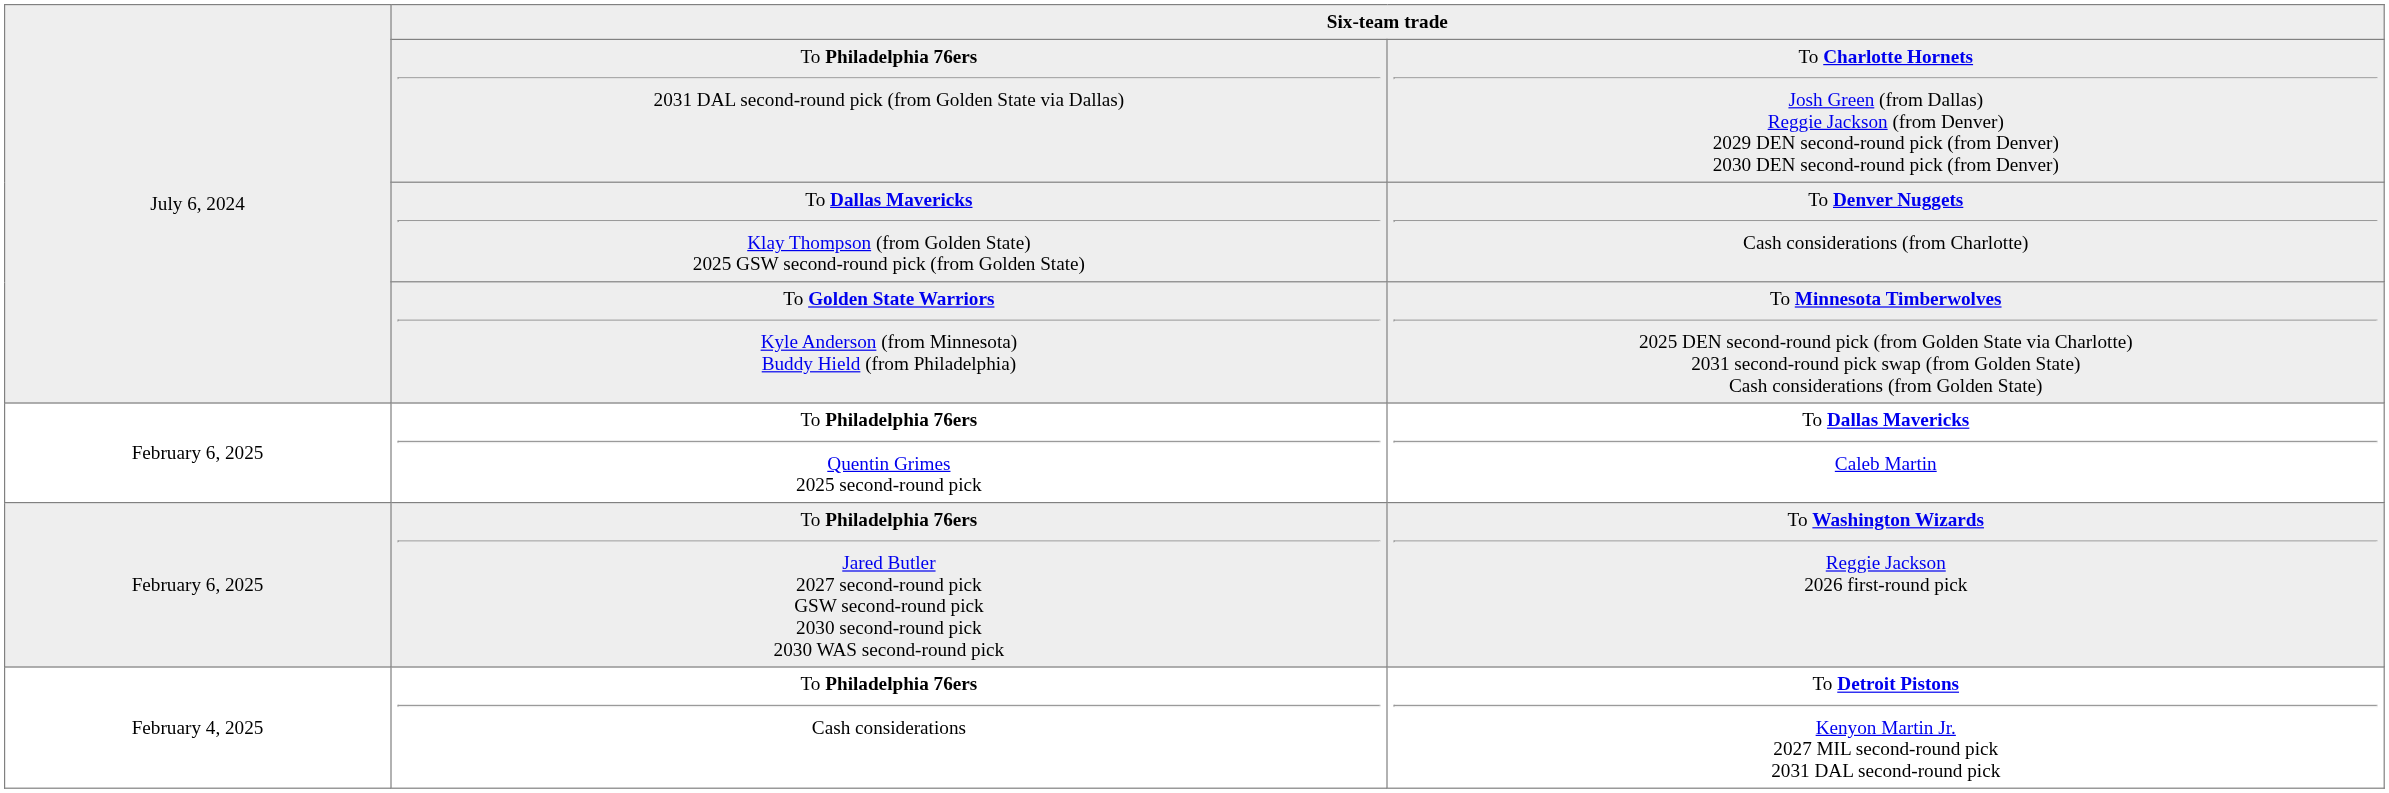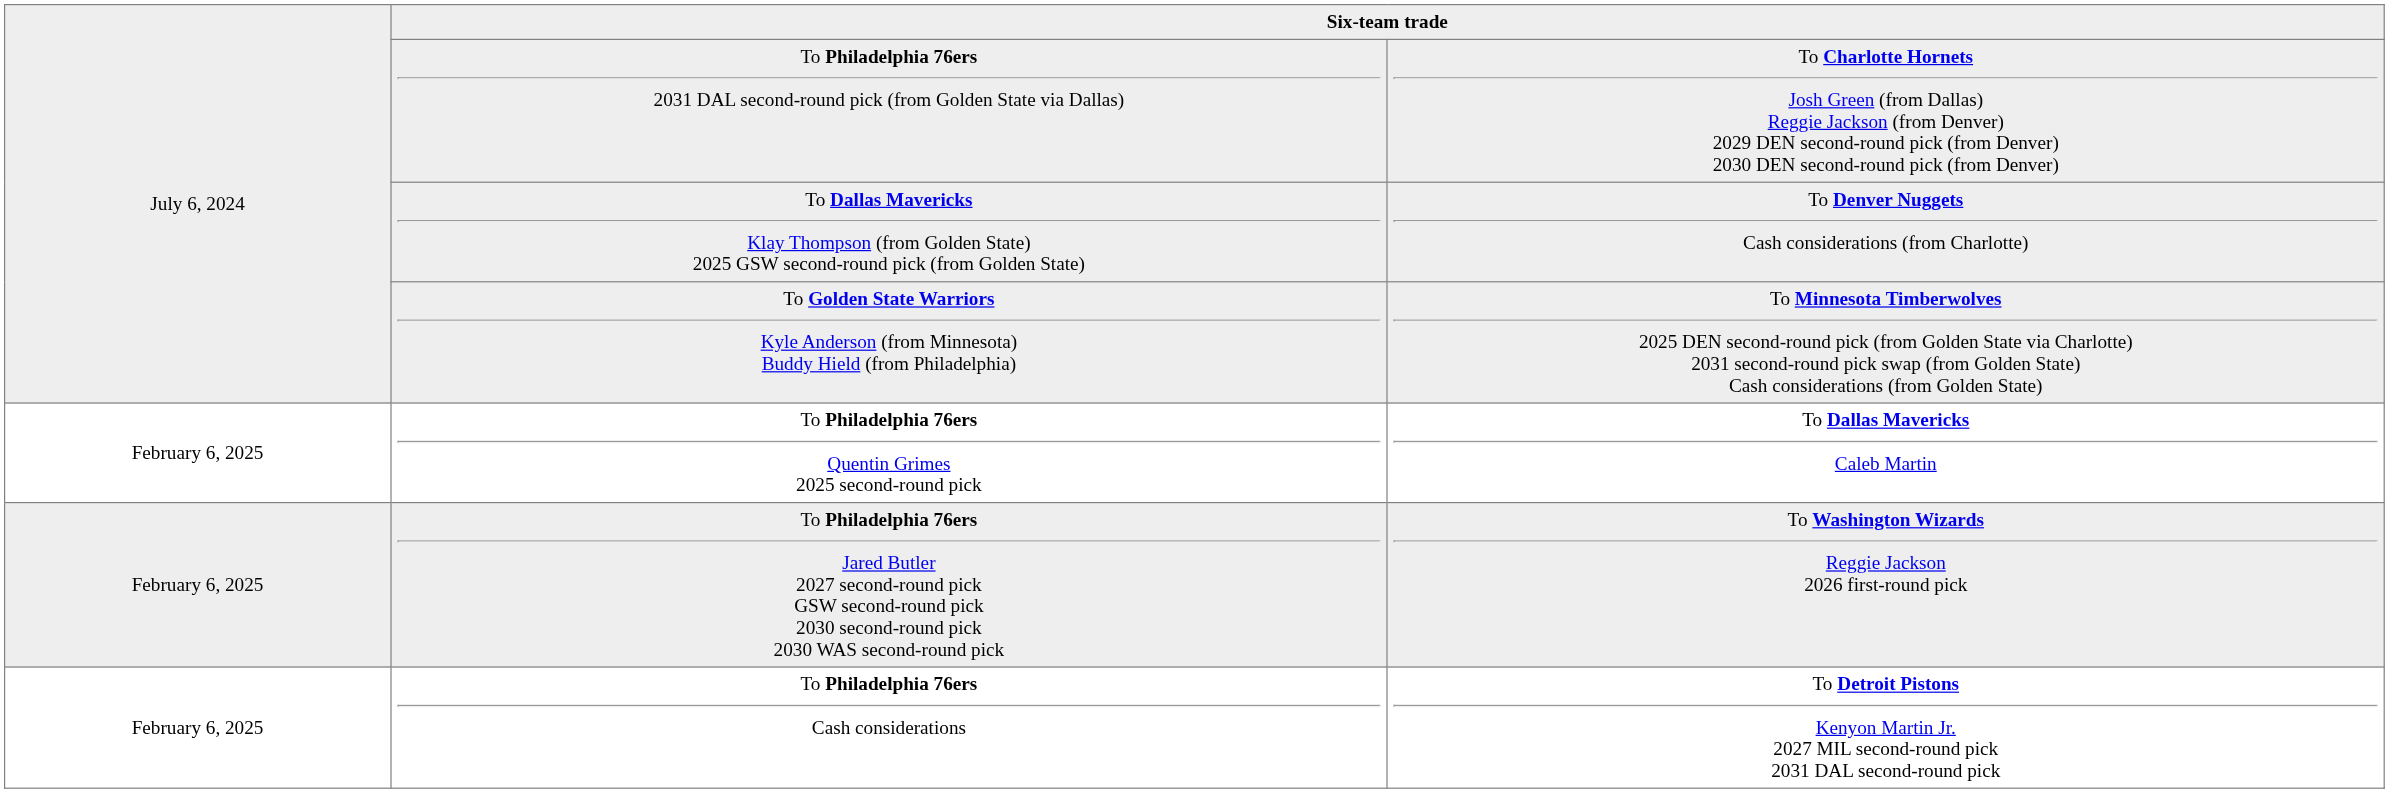(198, 727) February 4, 2025 -> (198, 727) February 6, 2025
